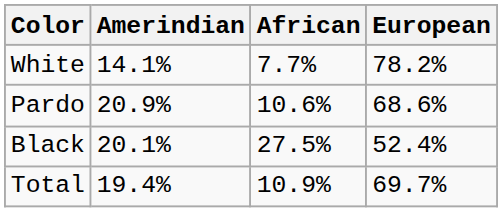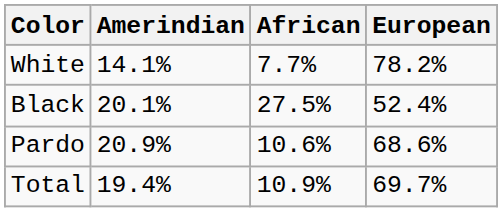rows swapped: (48, 106) <-> (48, 146)
